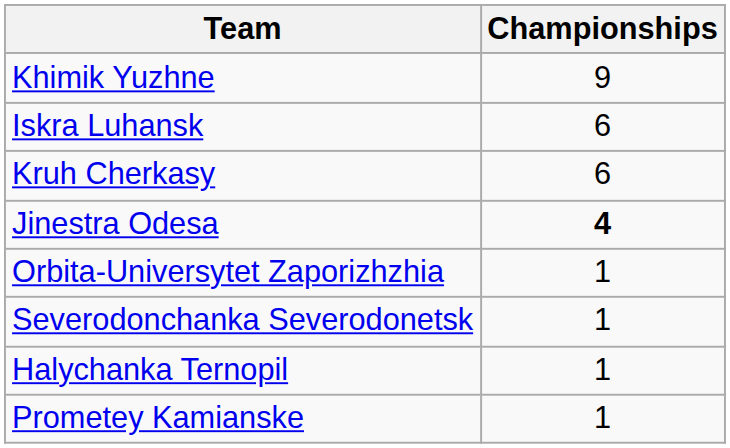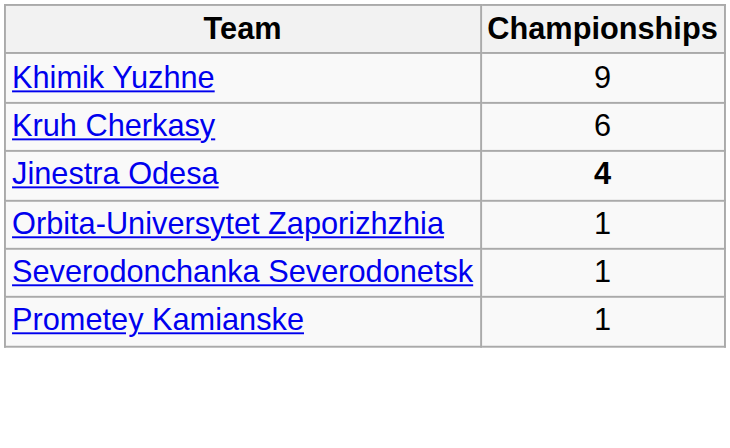- row: (108, 126)
- row: (150, 369)
